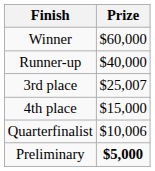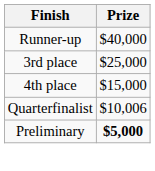- row: (50, 39)
(123, 85) $25,007 -> (123, 62) $25,000
